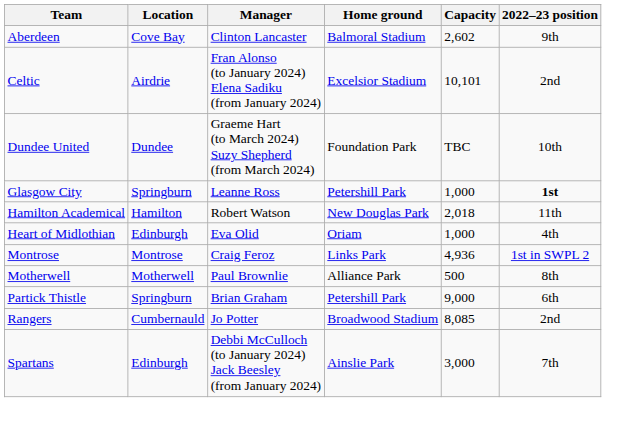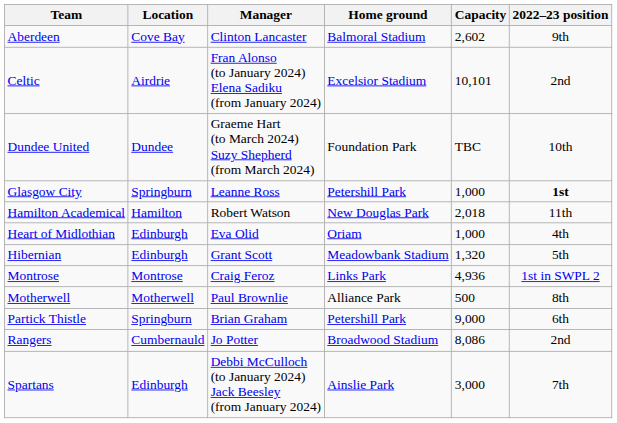+ row: (34, 255)
(459, 319) 8,085 -> (470, 340) 8,086
